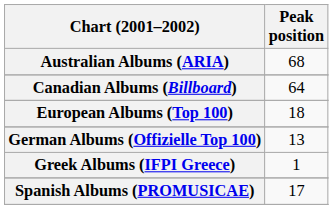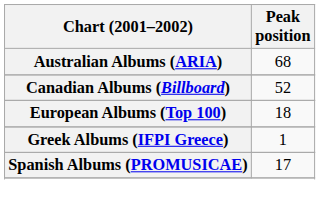(296, 87) 64 -> (283, 87) 52
- row: (135, 139)
